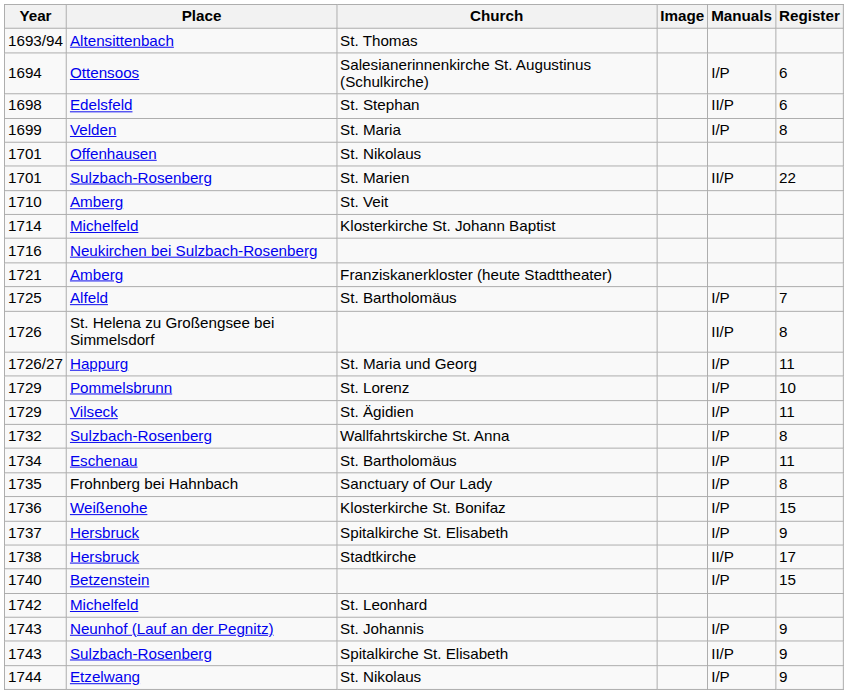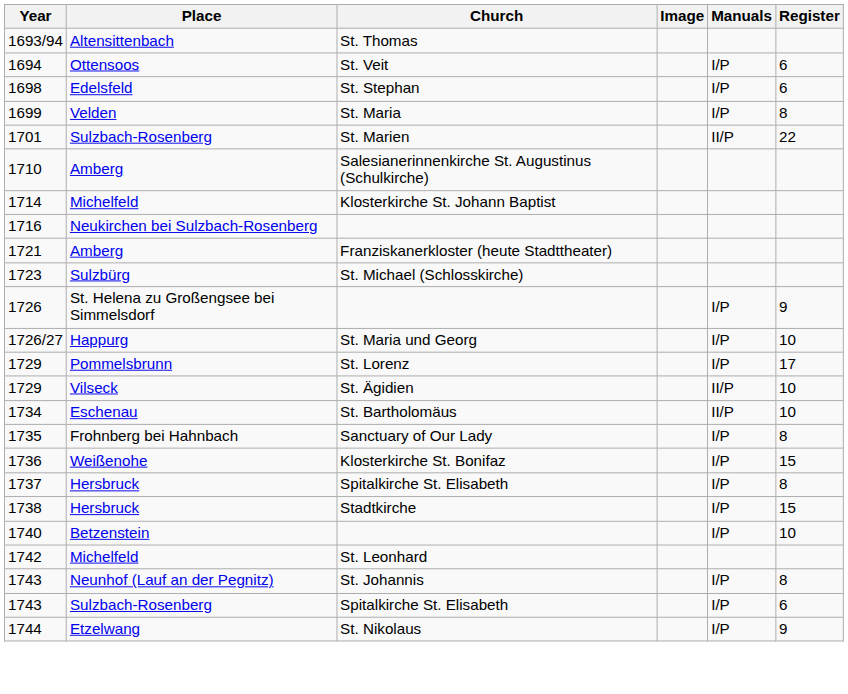(466, 73) Salesianerinnenkirche St. Augustinus (Schulkirche) -> (364, 64) St. Veit
(723, 105) II/P -> (720, 88) I/P
- row: (25, 154)
(364, 202) St. Veit -> (466, 169) Salesianerinnenkirche St. Augustinus (Schulkirche)
+ row: (25, 274)
- row: (25, 298)
(723, 331) II/P -> (720, 307) I/P
(783, 331) 8 -> (783, 307) 9
(787, 364) 11 -> (787, 340) 10
(787, 388) 10 -> (787, 364) 17
(720, 412) I/P -> (723, 388) II/P
(787, 412) 11 -> (787, 388) 10
- row: (25, 436)
(720, 460) I/P -> (723, 412) II/P
(787, 460) 11 -> (787, 412) 10
(783, 532) 9 -> (783, 484) 8
(723, 556) II/P -> (720, 508) I/P
(787, 556) 17 -> (787, 508) 15
(787, 581) 15 -> (787, 532) 10
(783, 629) 9 -> (783, 581) 8
(723, 653) II/P -> (720, 605) I/P
(783, 653) 9 -> (783, 605) 6
